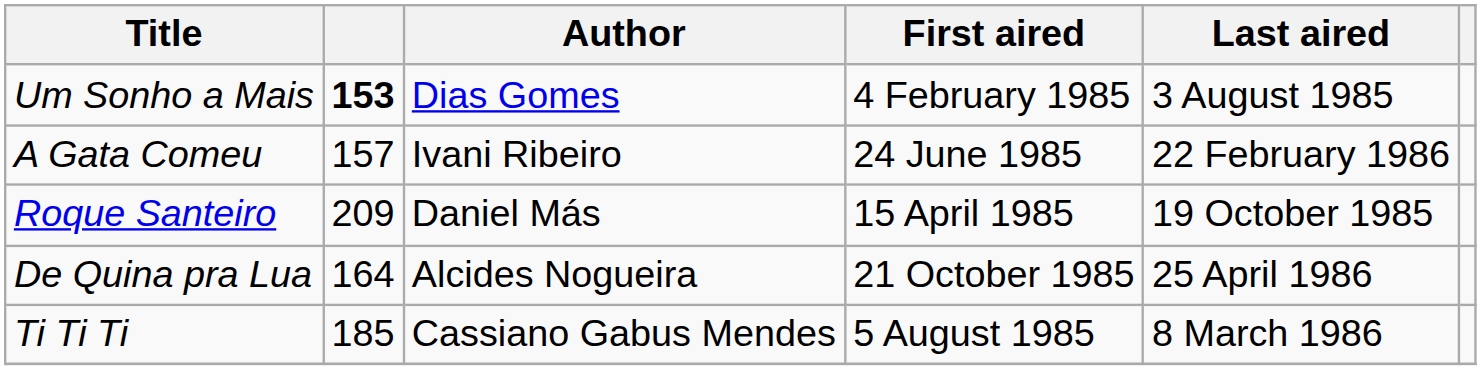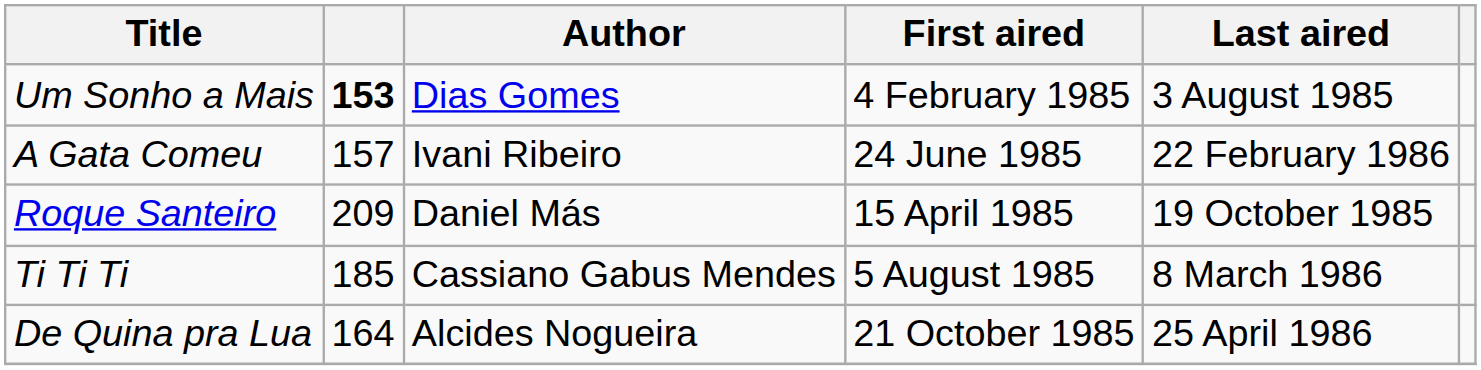rows swapped: (71, 333) <-> (163, 273)
